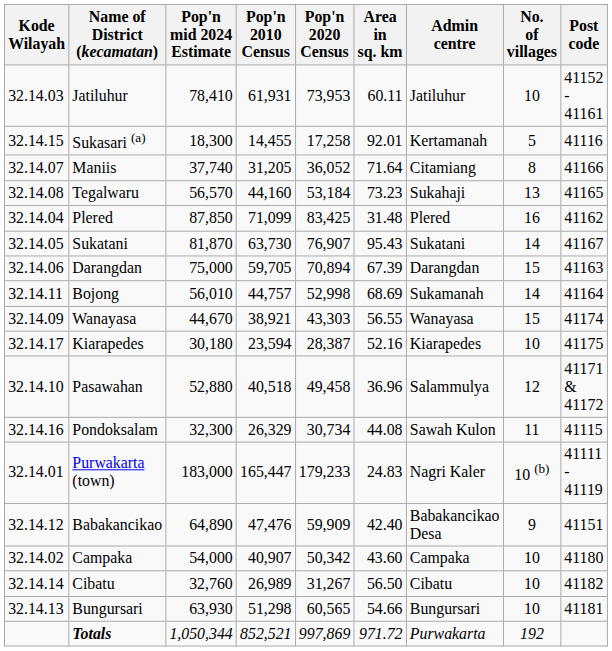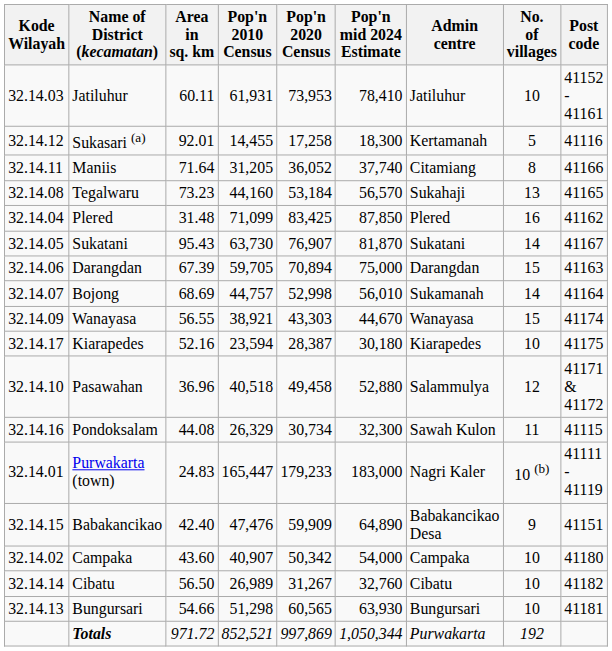columns swapped: (380, 34) <-> (201, 34)
(36, 140) 32.14.15 -> (36, 140) 32.14.12
(36, 167) 32.14.07 -> (36, 167) 32.14.11
(36, 293) 32.14.11 -> (36, 293) 32.14.07
(36, 524) 32.14.12 -> (36, 524) 32.14.15
